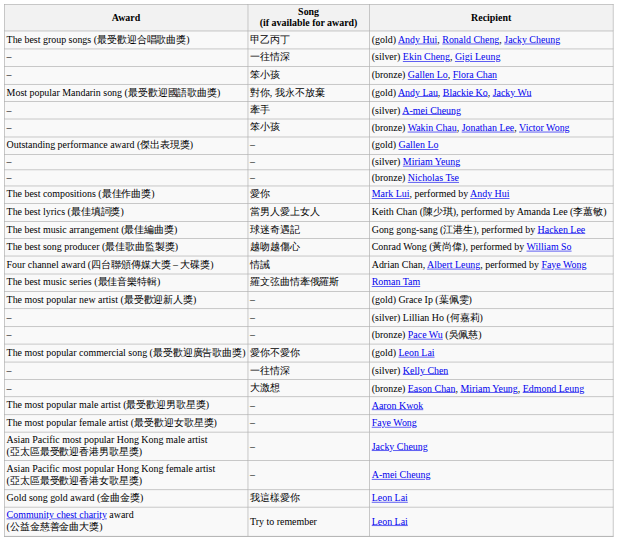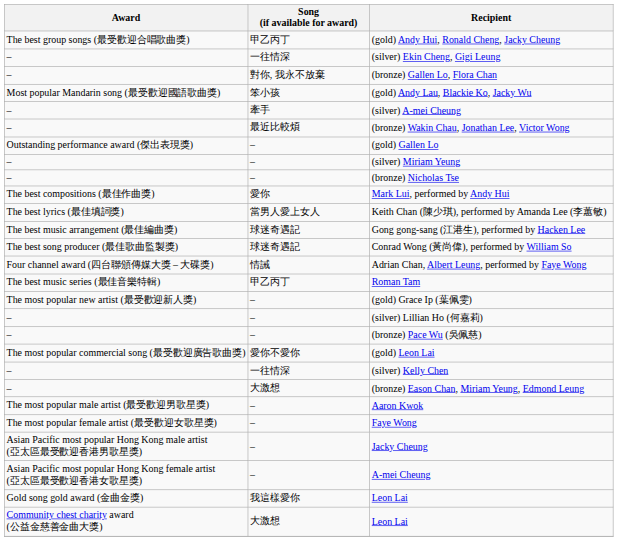(265, 75) 笨小孩 -> (287, 75) 對你, 我永不放棄
(287, 92) 對你, 我永不放棄 -> (265, 92) 笨小孩
(265, 127) 笨小孩 -> (275, 127) 最近比較煩
(275, 247) 越吻越傷心 -> (275, 247) 球迷奇遇記
(295, 282) 羅文弦曲情牽俄羅斯 -> (270, 282) 甲乙丙丁
(283, 521) Try to remember -> (265, 521) 大激想
